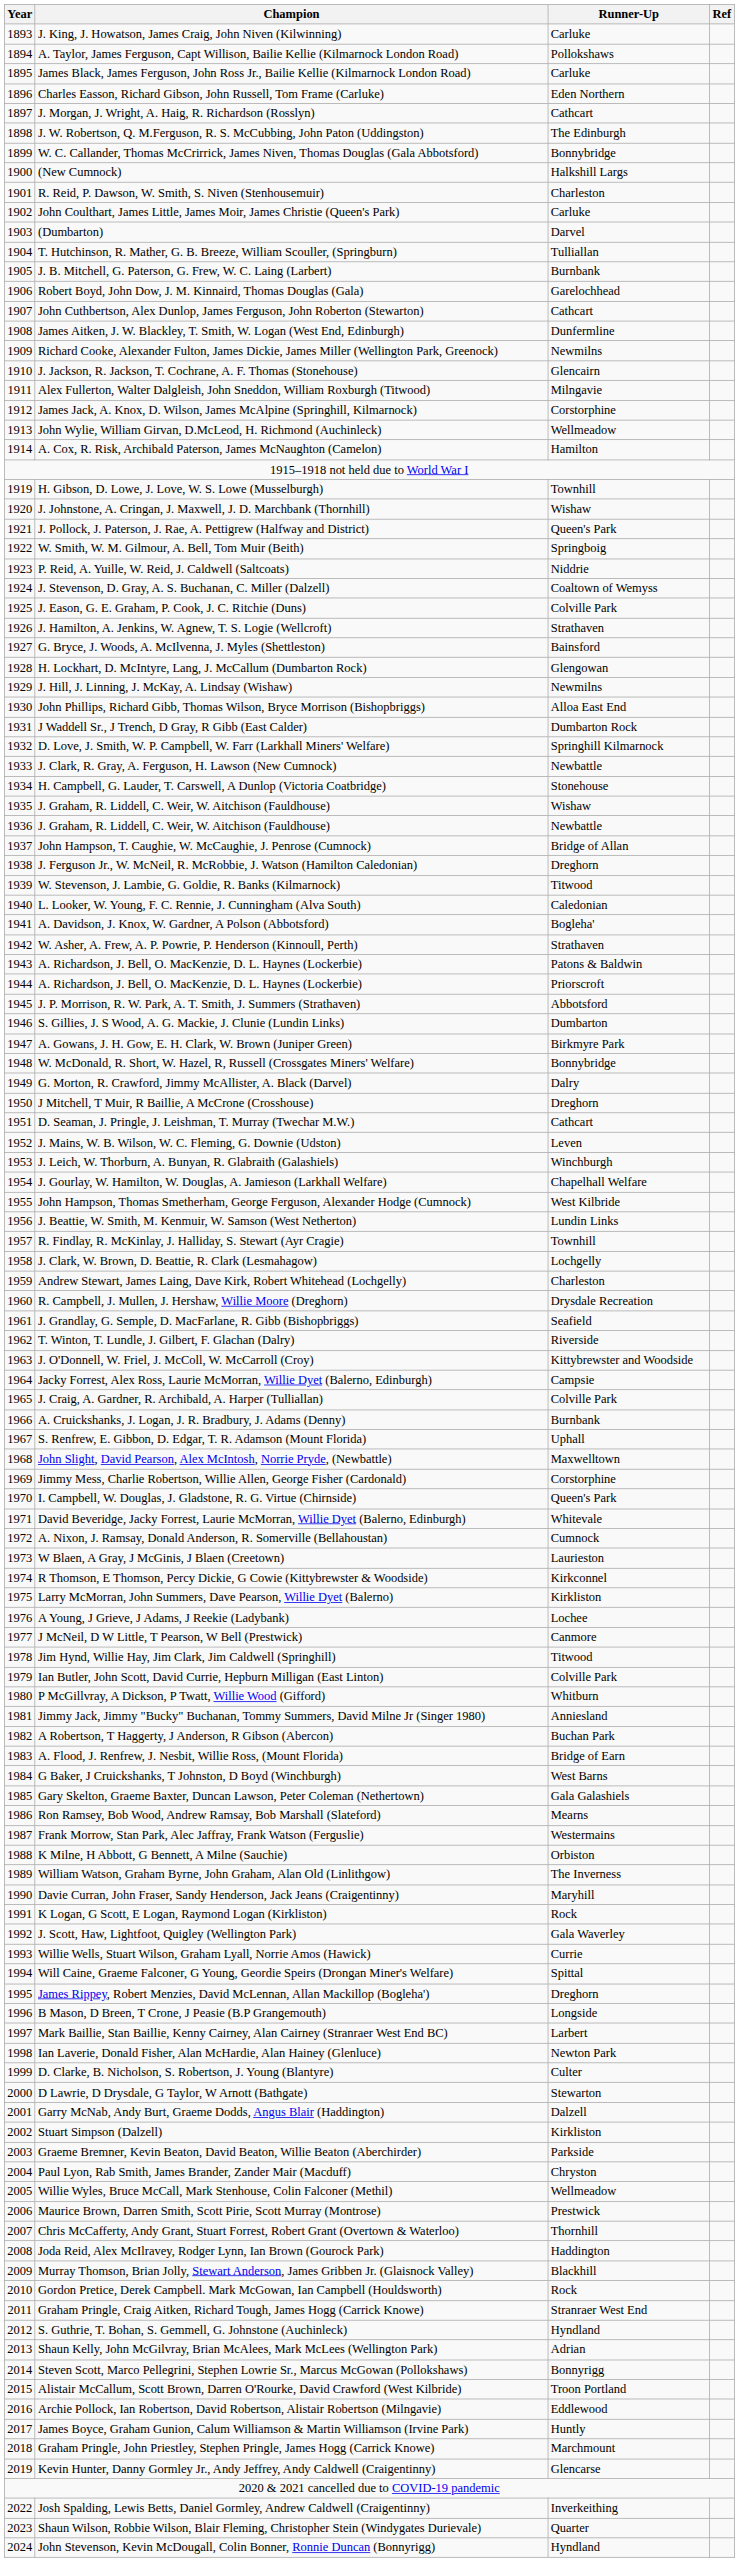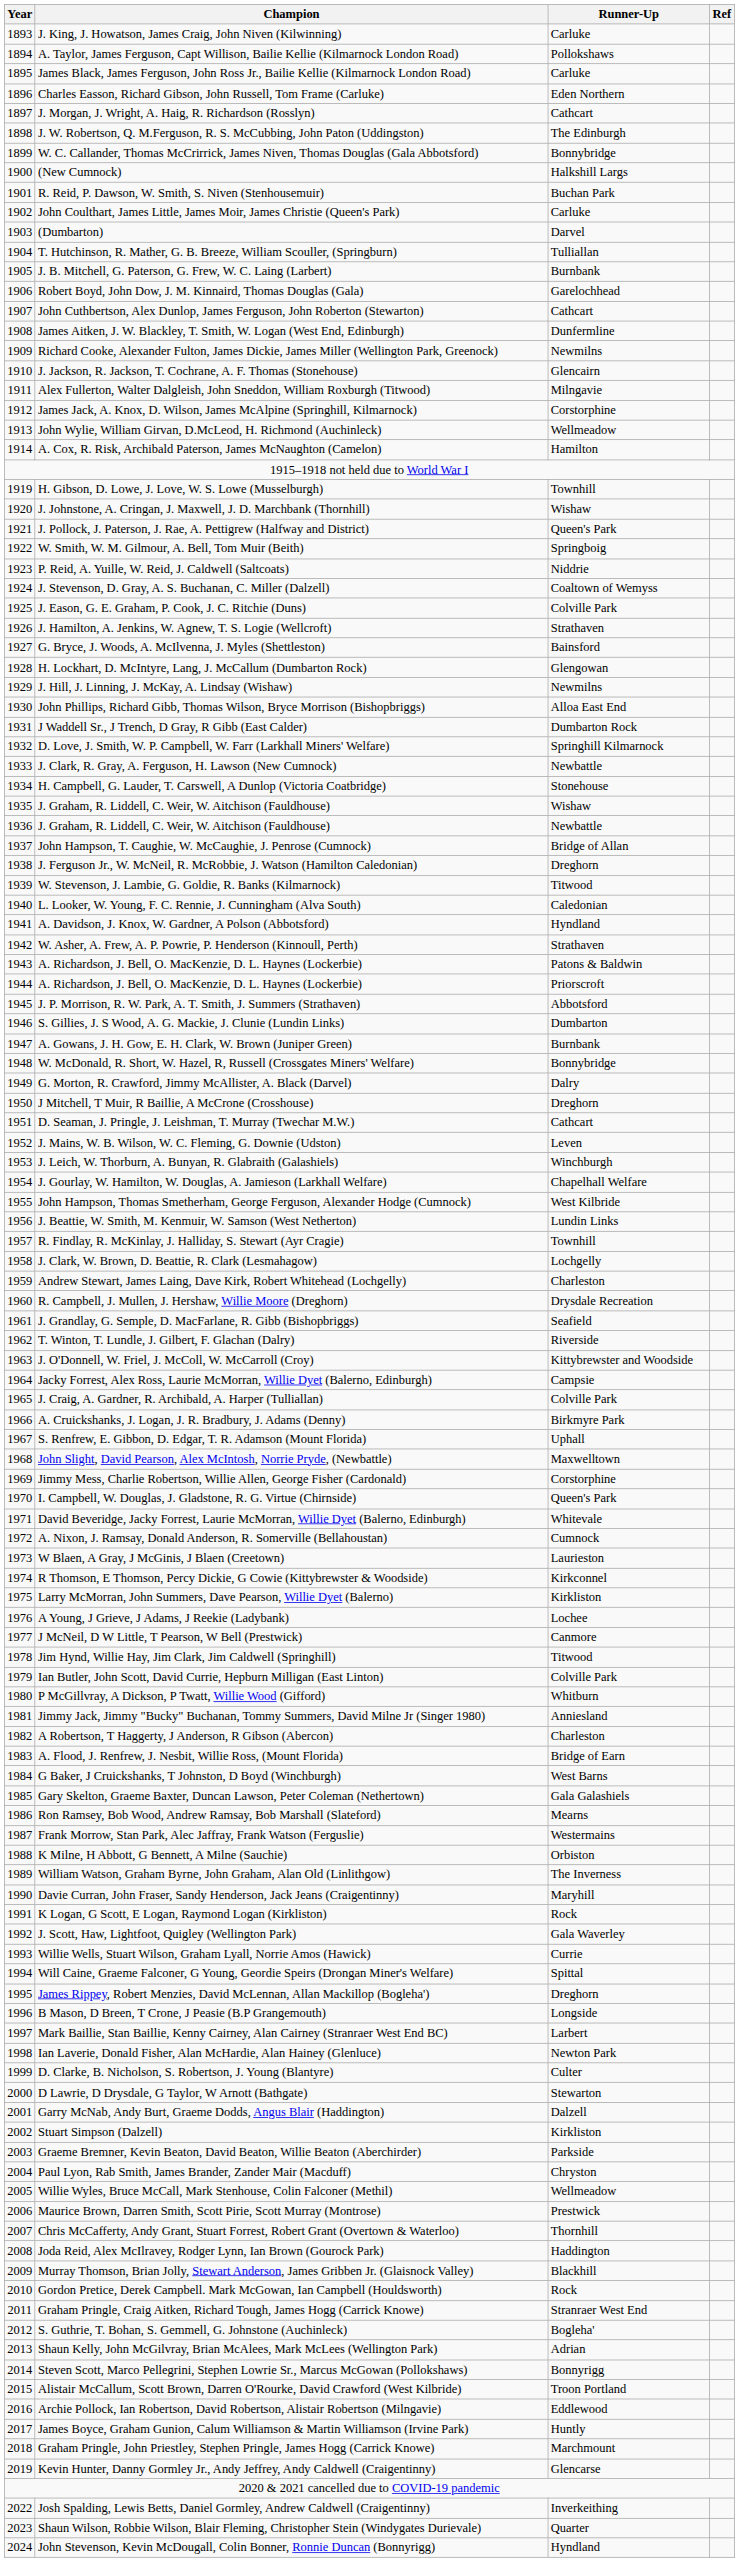(578, 192) Charleston -> (583, 192) Buchan Park
(573, 924) Bogleha' -> (575, 924) Hyndland
(588, 1043) Birkmyre Park -> (575, 1043) Burnbank
(575, 1419) Burnbank -> (588, 1419) Birkmyre Park
(583, 1736) Buchan Park -> (578, 1736) Charleston
(575, 2330) Hyndland -> (573, 2330) Bogleha'
